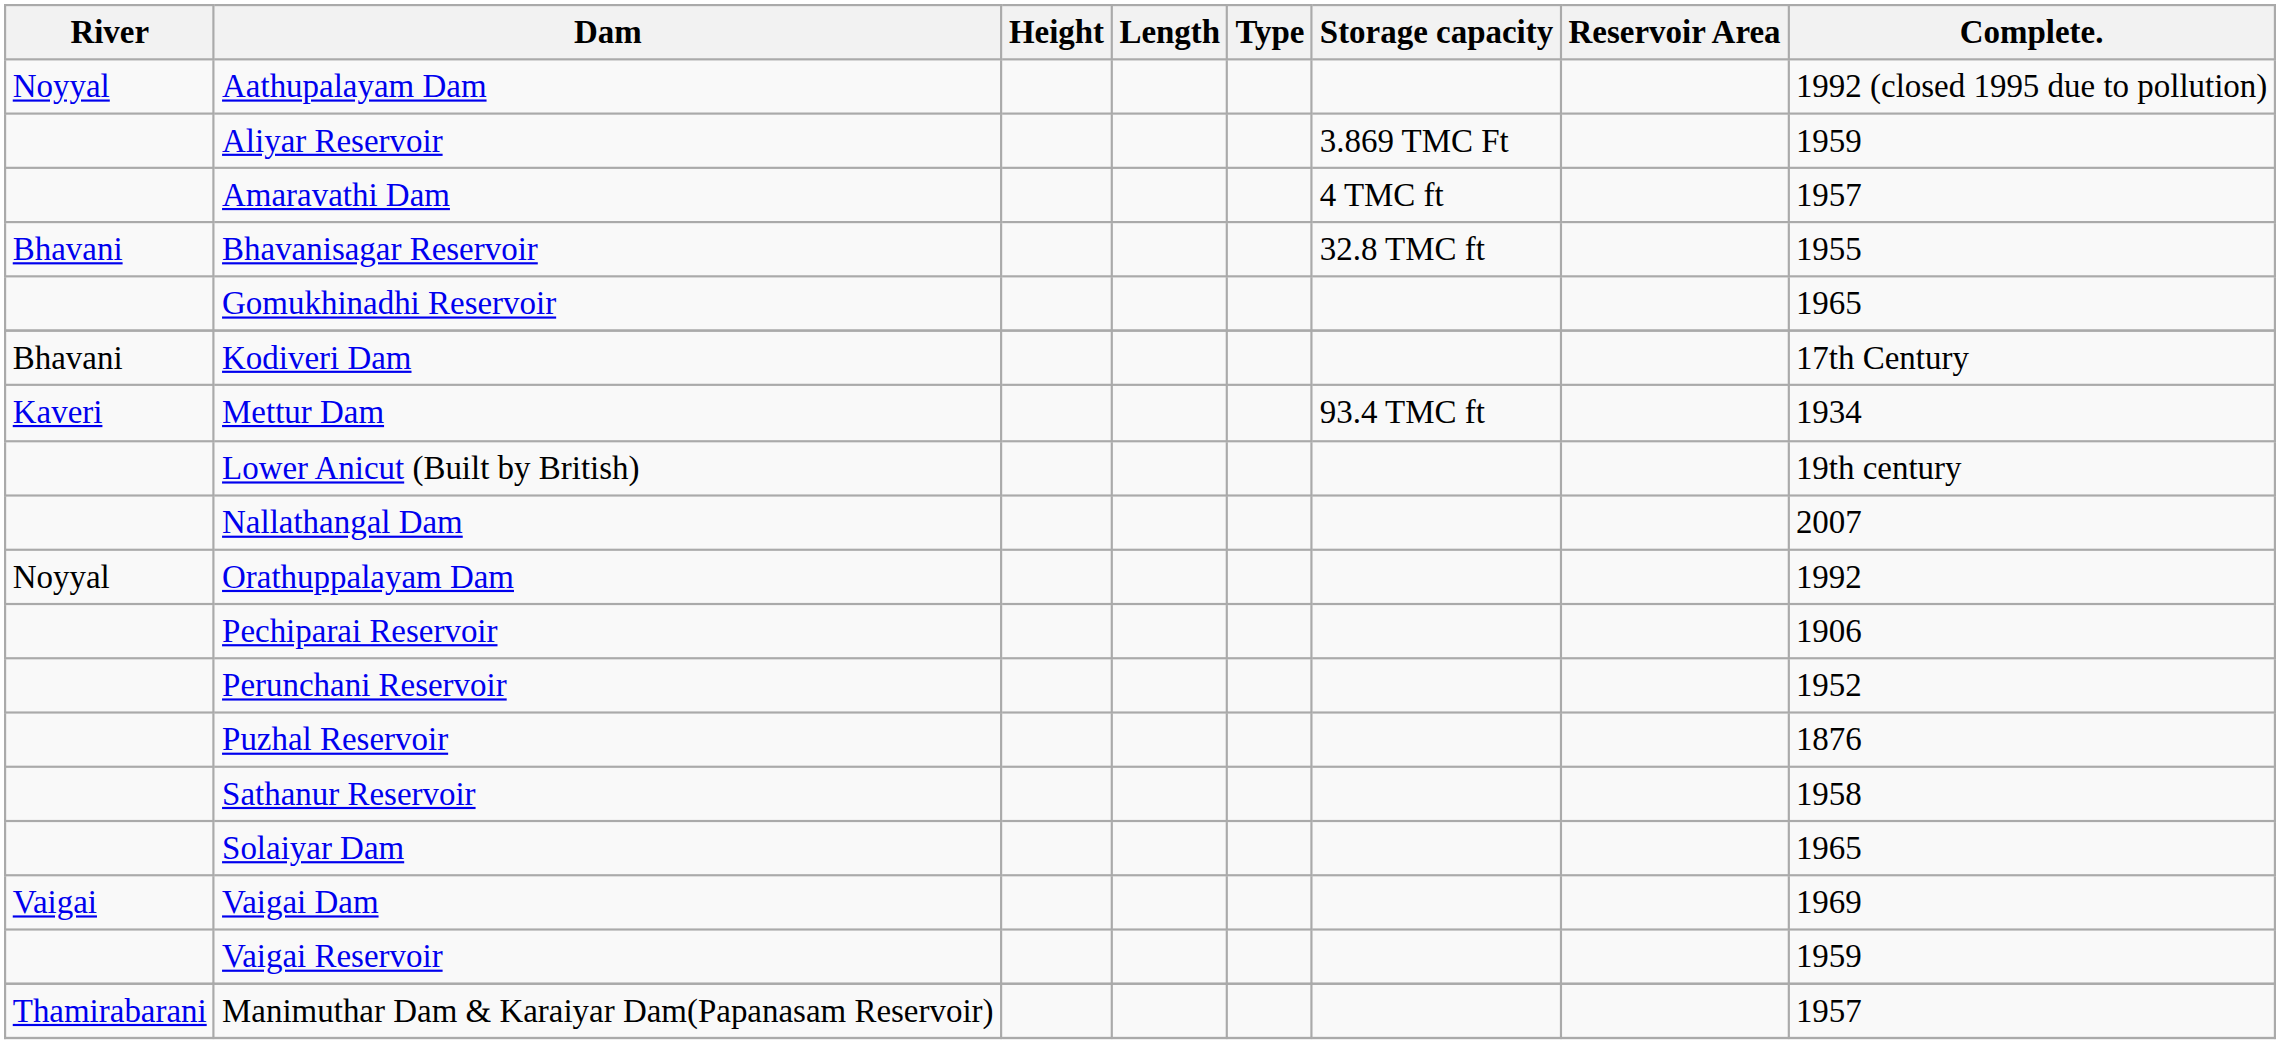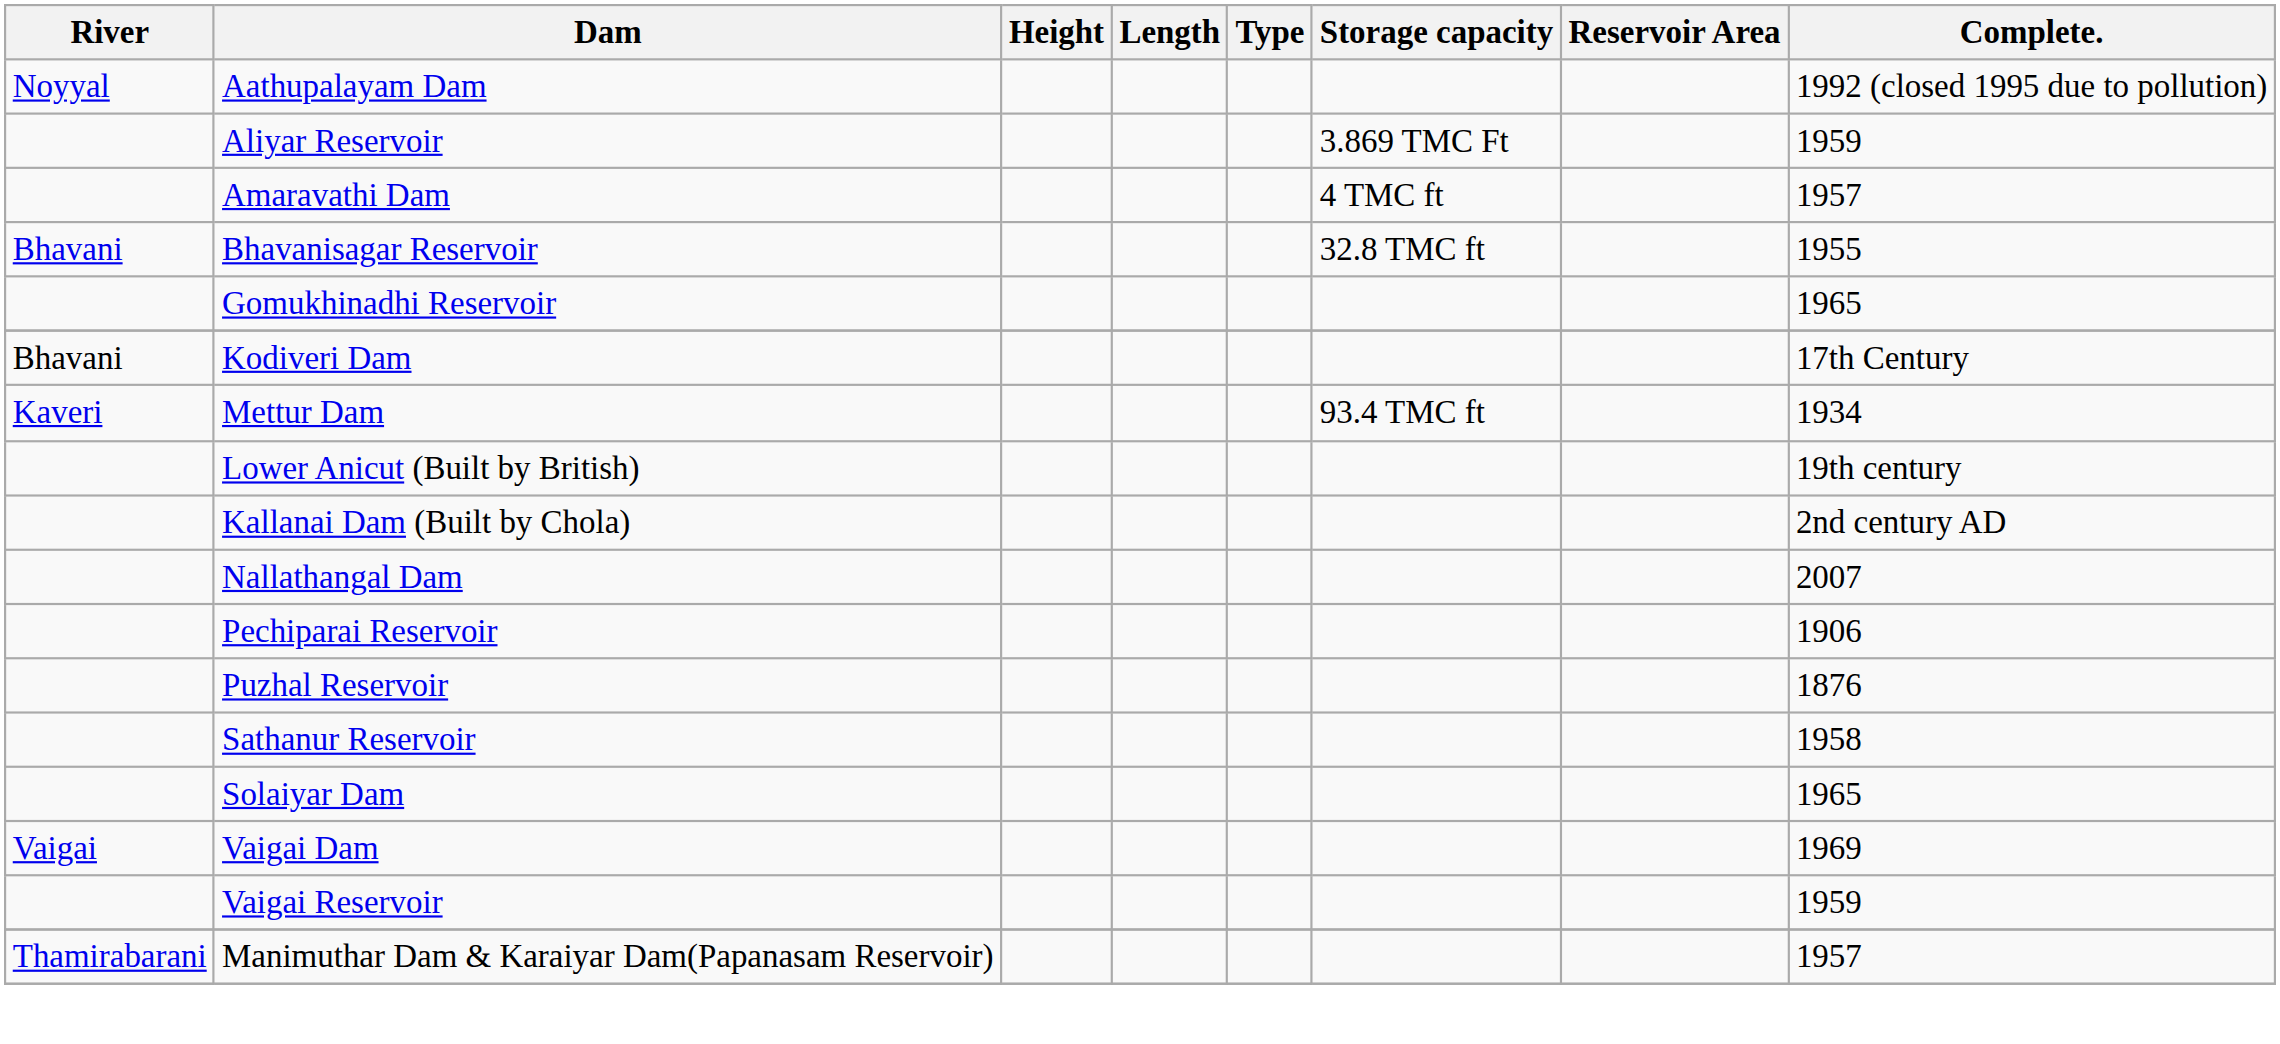+ row: (426, 521)
- row: (368, 575)
- row: (364, 684)
